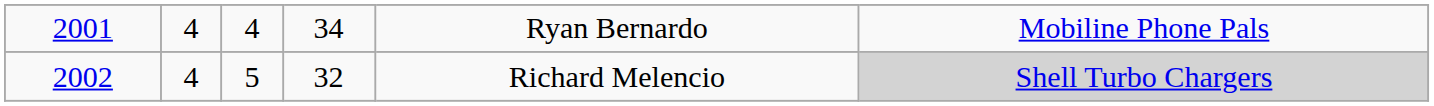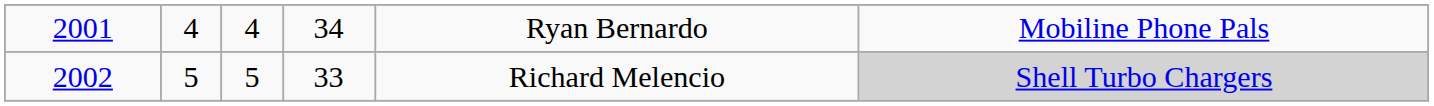(191, 76) 4 -> (191, 76) 5
(329, 76) 32 -> (329, 76) 33
